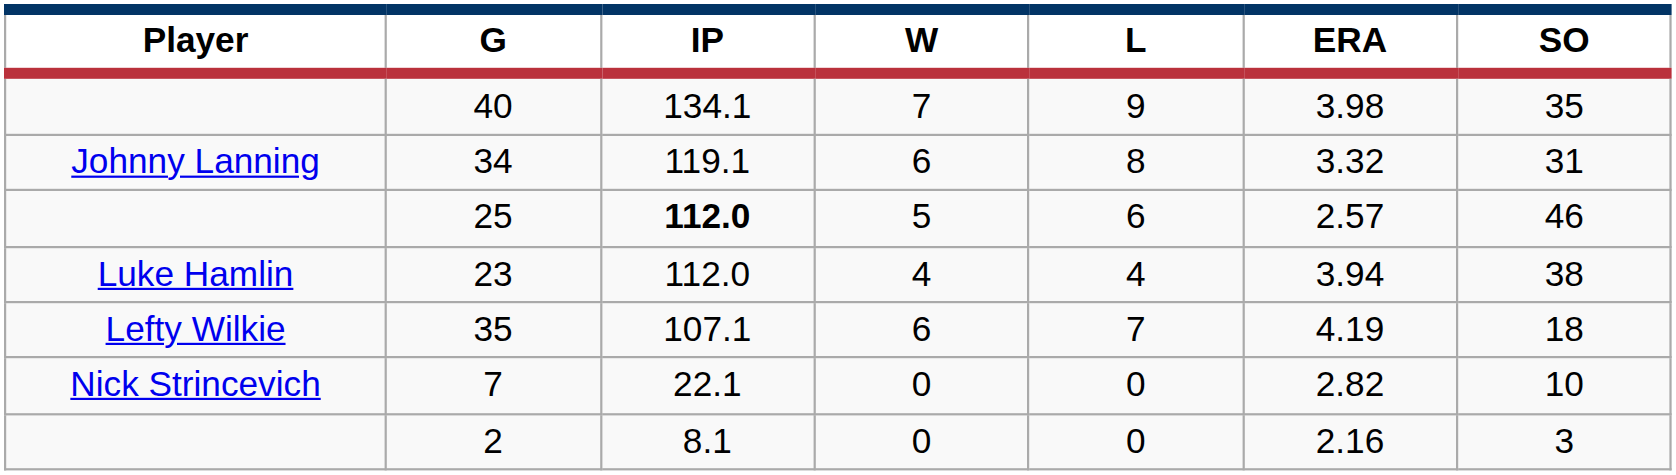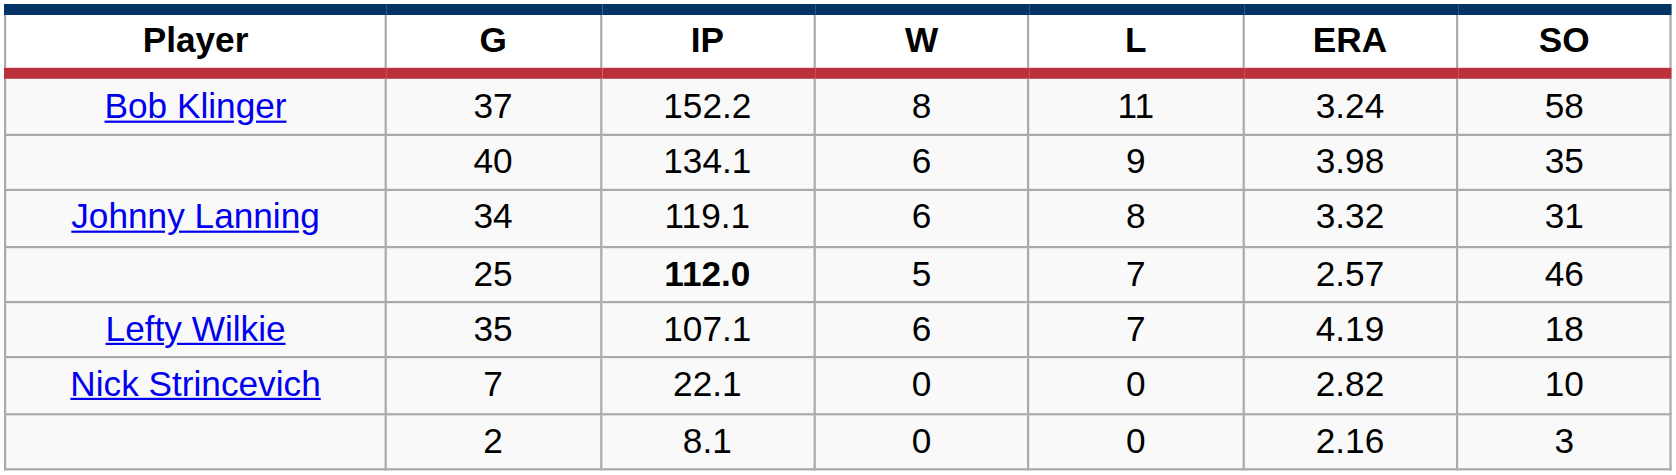+ row: (493, 105)
(922, 105) 7 -> (922, 161) 6
(1136, 217) 6 -> (1136, 273) 7
- row: (493, 273)
